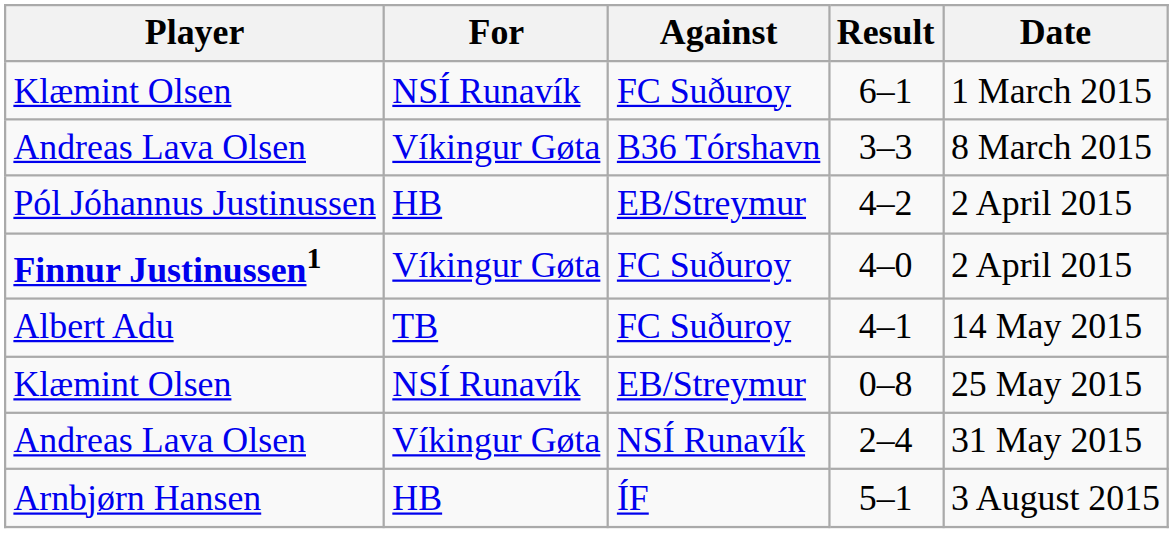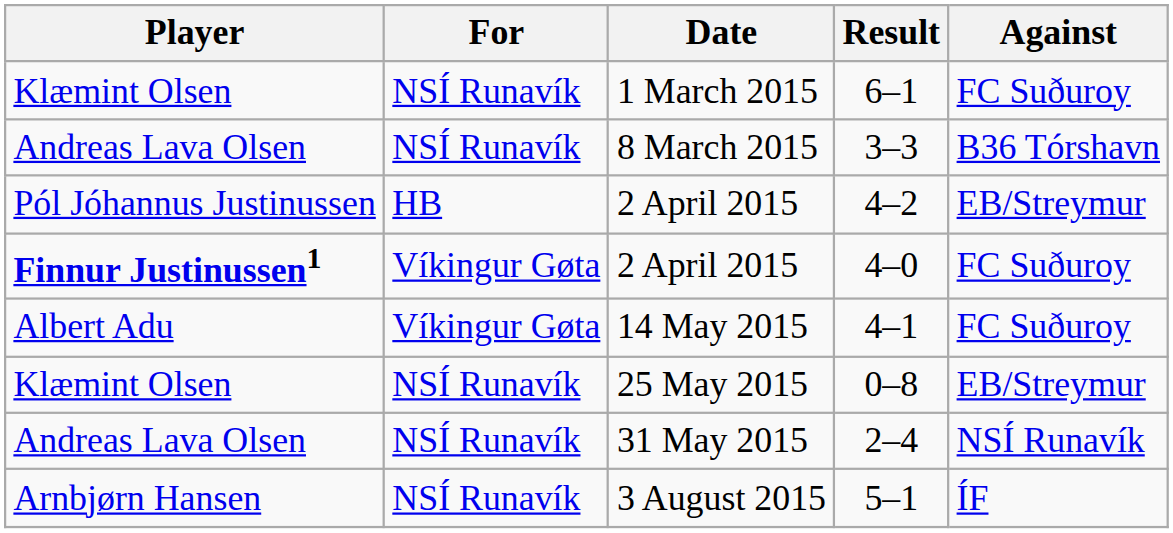columns swapped: (719, 32) <-> (1055, 32)
(496, 146) Víkingur Gøta -> (486, 146) NSÍ Runavík
(415, 326) TB -> (496, 326) Víkingur Gøta
(496, 440) Víkingur Gøta -> (486, 440) NSÍ Runavík
(417, 497) HB -> (486, 497) NSÍ Runavík
